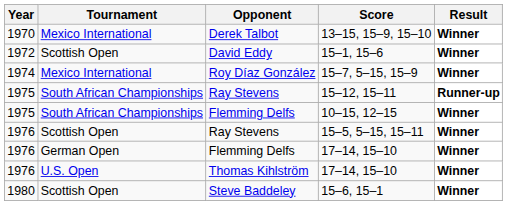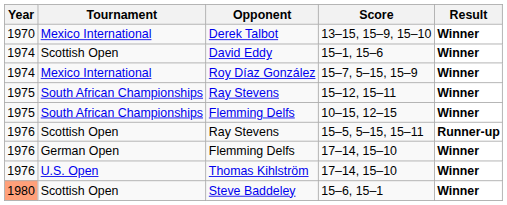(21, 54) 1972 -> (21, 54) 1974
(468, 93) Runner-up -> (458, 93) Winner
(458, 132) Winner -> (468, 132) Runner-up
(21, 191) no background -> (21, 191) lightsalmon background
